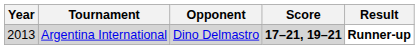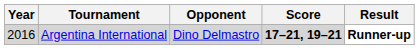(21, 35) 2013 -> (21, 35) 2016
